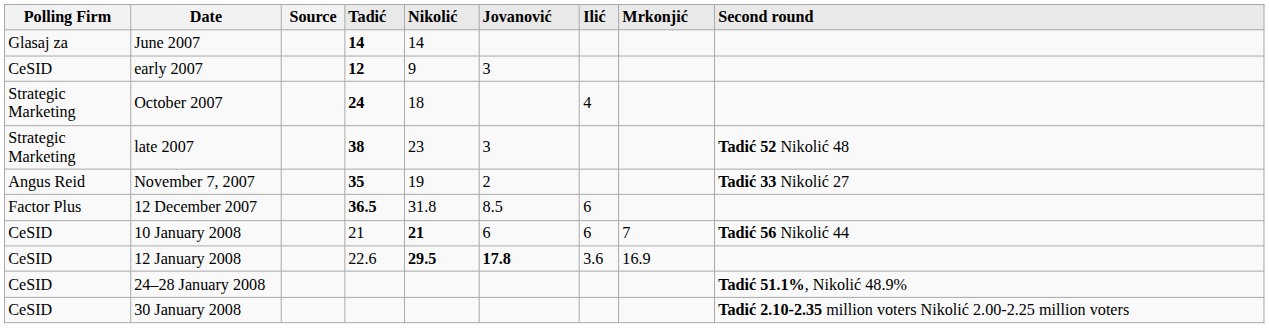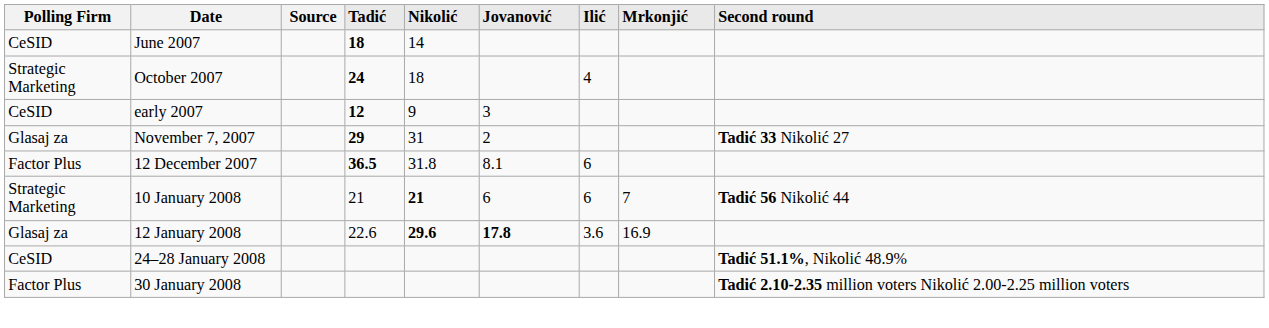(38, 42) Glasaj za -> (30, 42) CeSID
(356, 42) 14 -> (356, 42) 18
rows swapped: (168, 68) <-> (178, 103)
- row: (164, 147)
(47, 181) Angus Reid -> (38, 138) Glasaj za
(356, 181) 35 -> (356, 138) 29
(416, 181) 19 -> (416, 138) 31
(493, 207) 8.5 -> (493, 163) 8.1
(30, 233) CeSID -> (42, 198) Strategic Marketing
(30, 258) CeSID -> (38, 233) Glasaj za
(422, 258) 29.5 -> (422, 233) 29.6
(30, 309) CeSID -> (45, 284) Factor Plus
